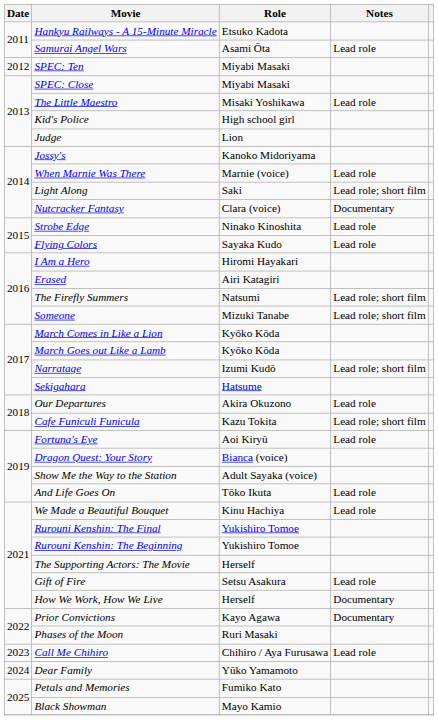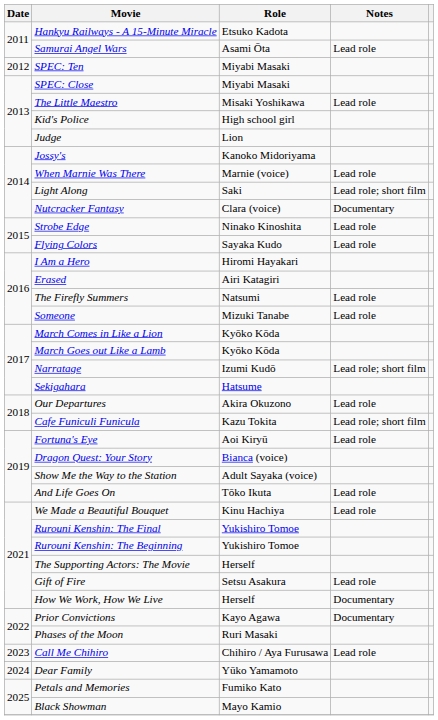(379, 297) Lead role; short film -> (355, 297) Lead role
(379, 315) Lead role; short film -> (355, 315) Lead role
